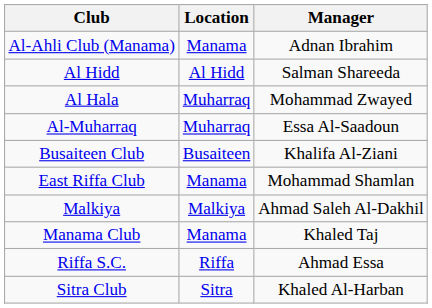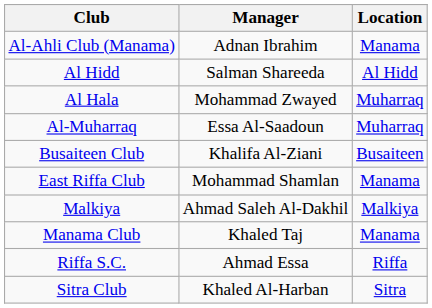columns swapped: (217, 18) <-> (341, 18)
